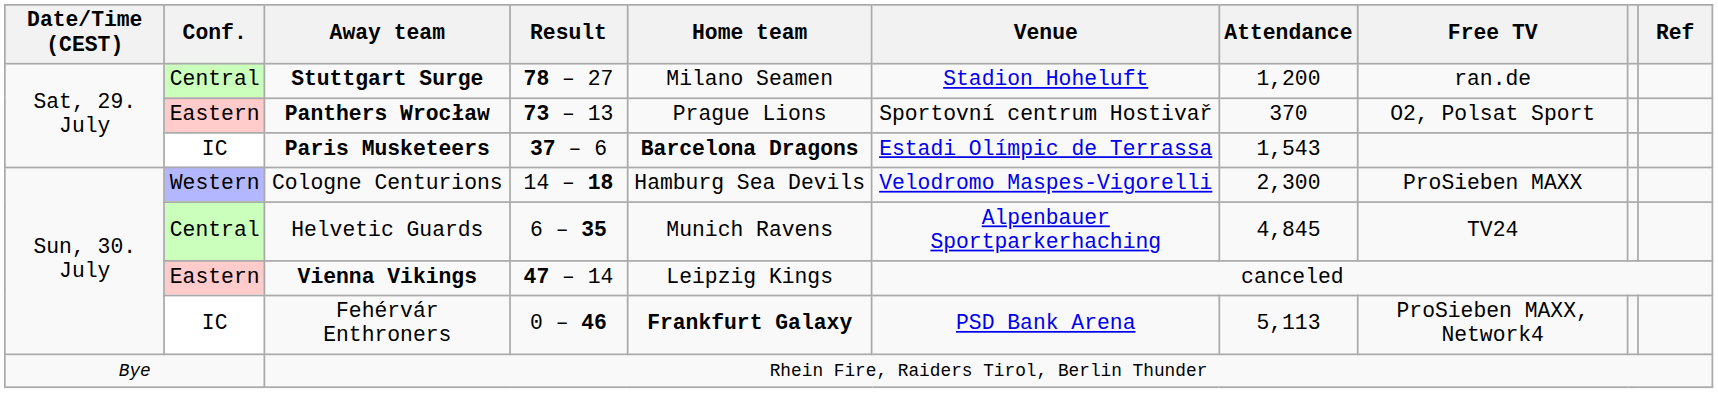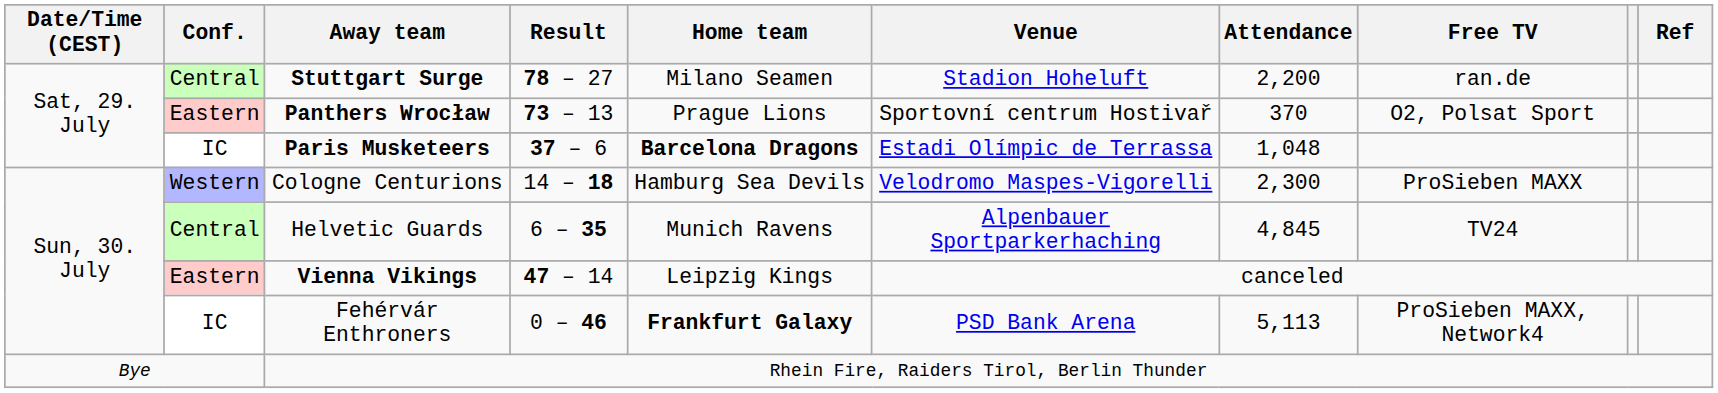(1288, 81) 1,200 -> (1288, 81) 2,200
(1288, 150) 1,543 -> (1288, 150) 1,048
